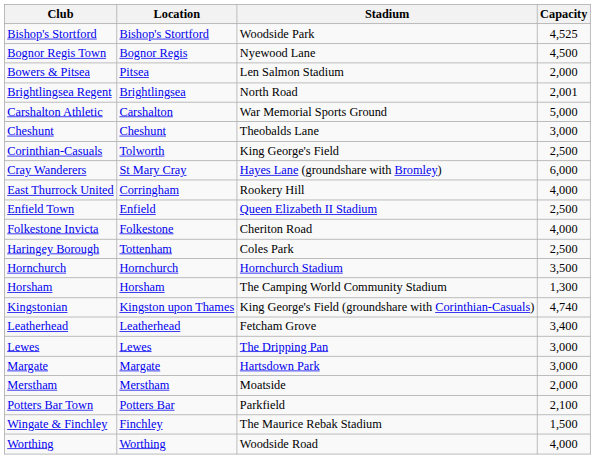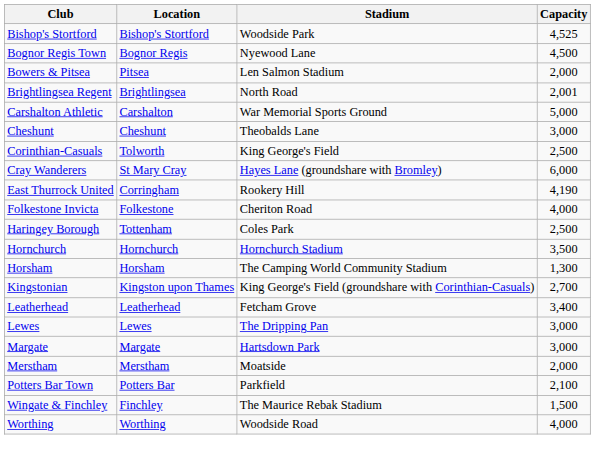(564, 190) 4,000 -> (564, 190) 4,190
- row: (41, 209)
(564, 307) 4,740 -> (564, 287) 2,700
